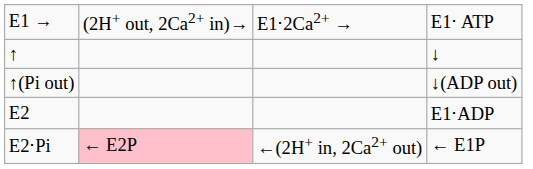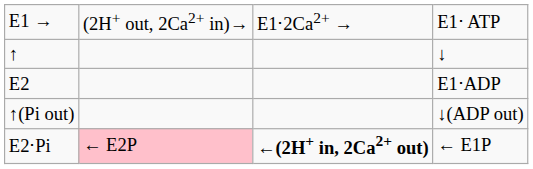rows swapped: (19, 113) <-> (42, 83)
(340, 145) normal -> (343, 145) bold
